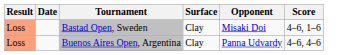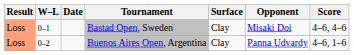+ column: (48, 12)
(304, 27) 4–6, 1–6 -> (329, 27) 4–6, 4–6
(304, 43) 4–6, 4–6 -> (329, 43) 4–6, 1–6
